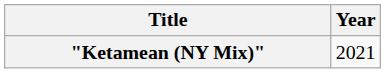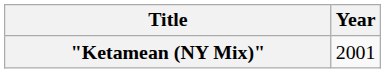(356, 51) 2021 -> (356, 51) 2001
